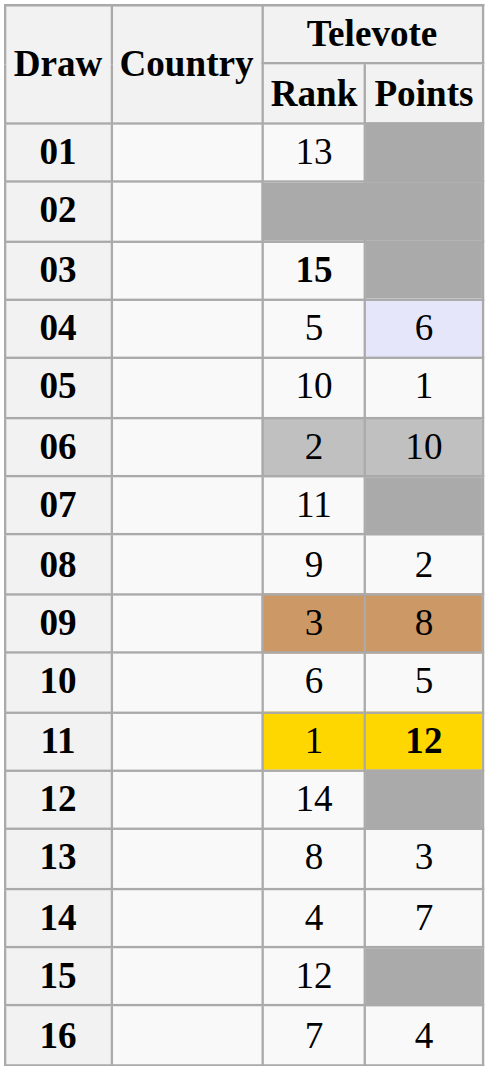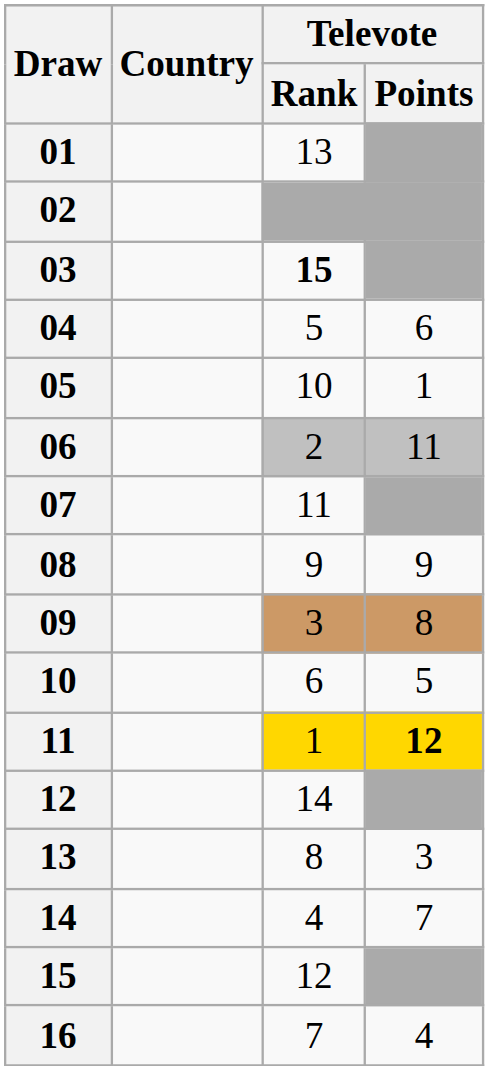(424, 328) lavender background -> (424, 328) no background
(424, 446) 10 -> (424, 446) 11
(424, 563) 2 -> (424, 563) 9
